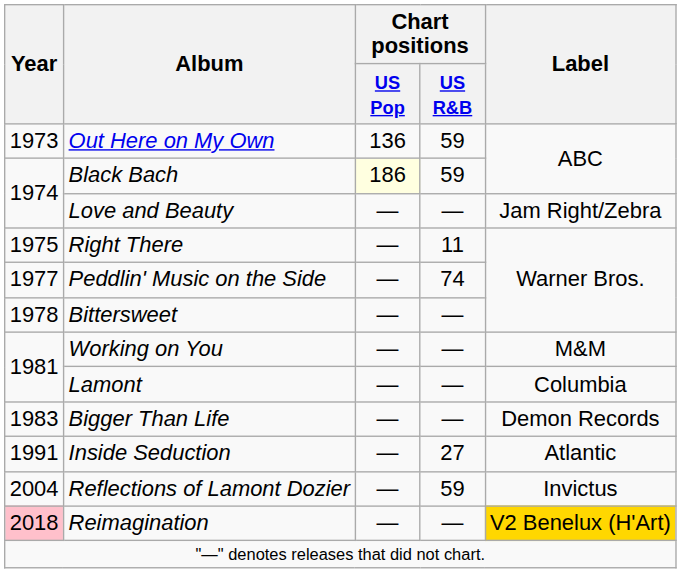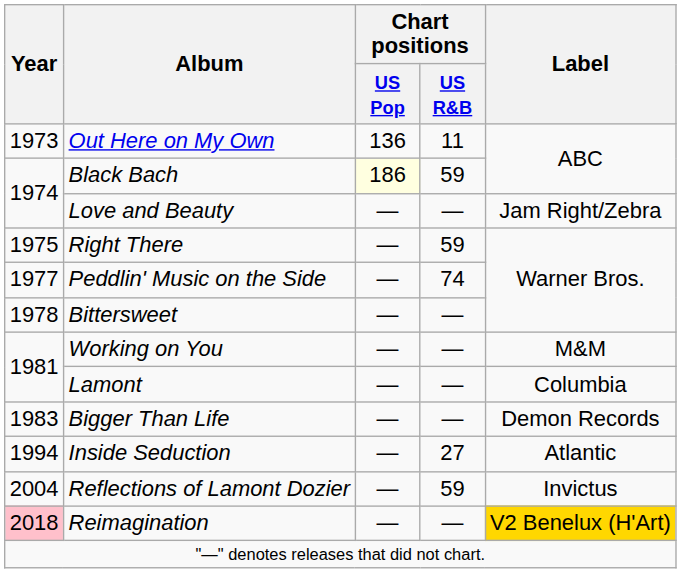(452, 140) 59 -> (452, 140) 11
(452, 245) 11 -> (452, 245) 59
(34, 453) 1991 -> (34, 453) 1994
